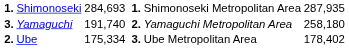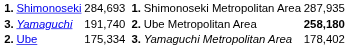(218, 24) Yamaguchi Metropolitan Area -> (200, 24) Ube Metropolitan Area
(324, 24) normal -> (324, 24) bold
(200, 39) Ube Metropolitan Area -> (218, 39) Yamaguchi Metropolitan Area
